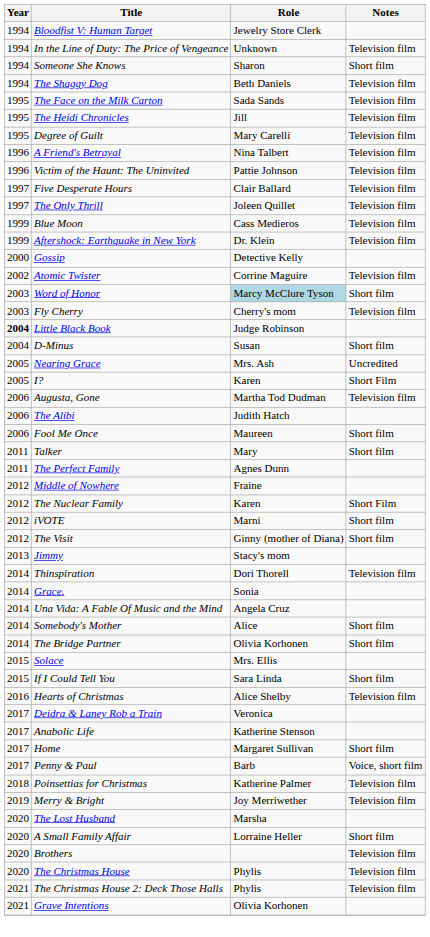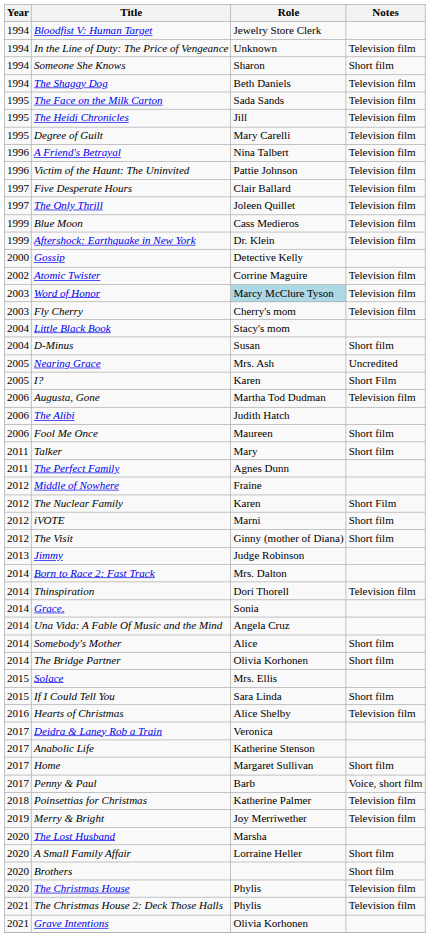(371, 293) Short film -> (382, 293) Television film
(18, 328) bold -> (18, 328) normal
(269, 328) Judge Robinson -> (262, 328) Stacy's mom
(262, 556) Stacy's mom -> (269, 556) Judge Robinson
+ row: (94, 573)
(382, 853) Television film -> (371, 871) Short film
